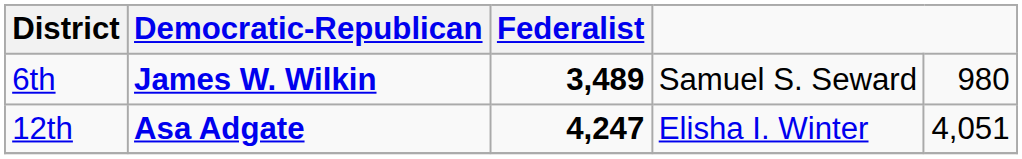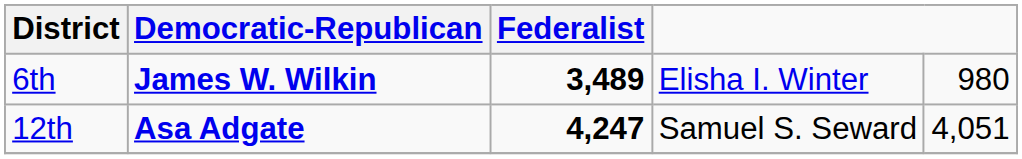(788, 78) Samuel S. Seward -> (764, 78) Elisha I. Winter
(764, 128) Elisha I. Winter -> (788, 128) Samuel S. Seward
